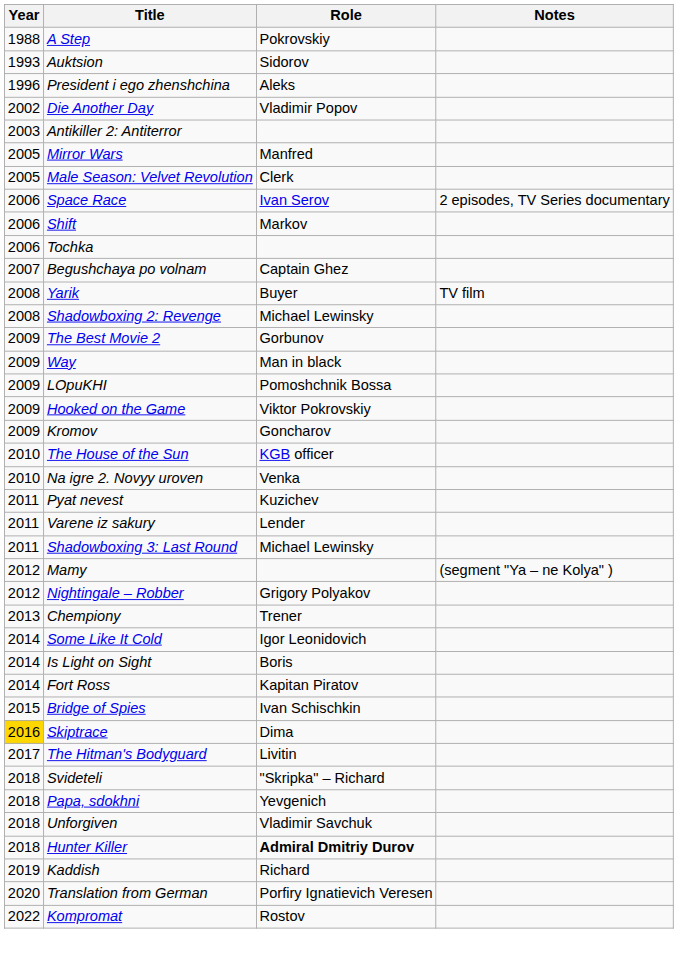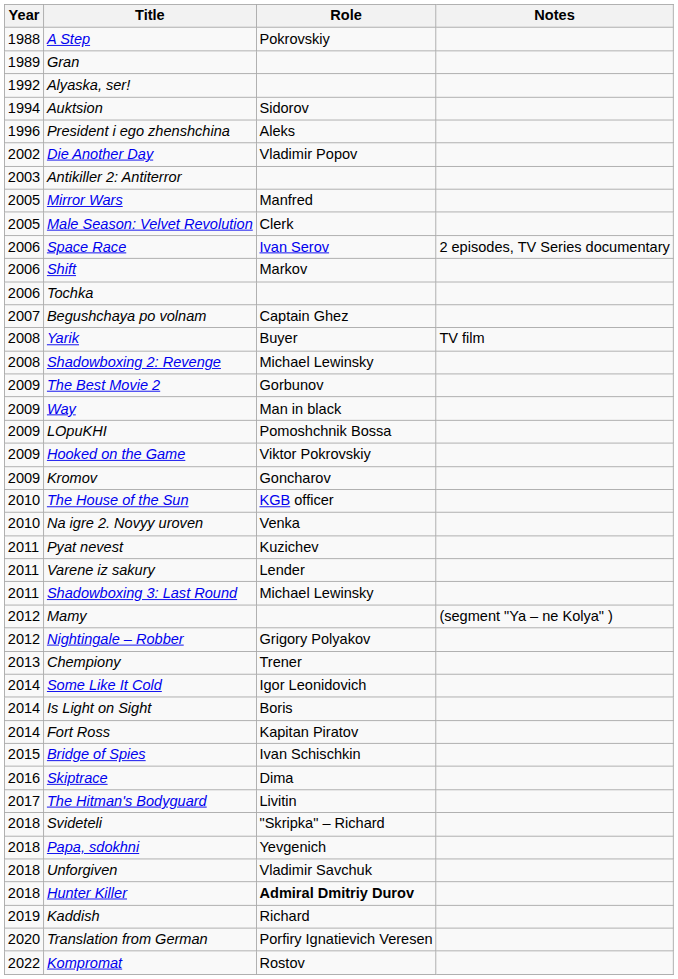+ row: (63, 62)
+ row: (89, 85)
(24, 62) 1993 -> (24, 108) 1994
(24, 731) gold background -> (24, 778) no background
